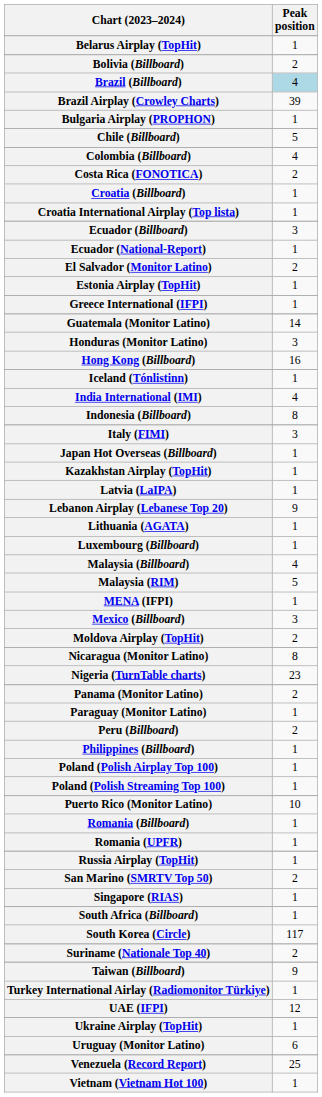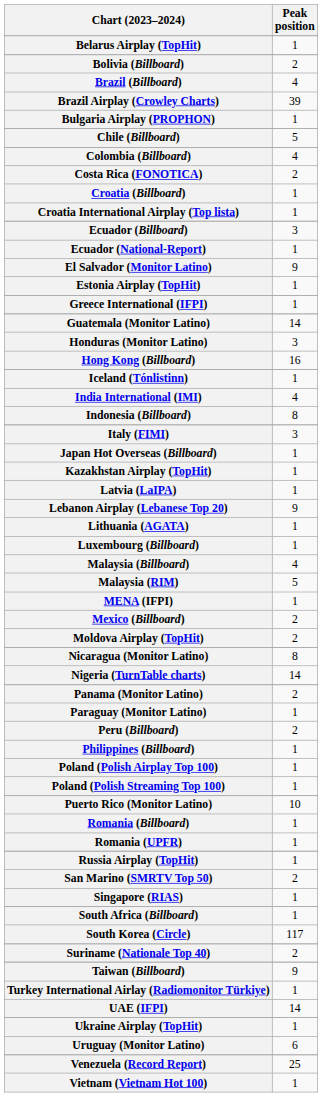(295, 82) lightblue background -> (295, 82) no background
(295, 267) 2 -> (295, 267) 9
(295, 619) 3 -> (295, 619) 2
(295, 675) 23 -> (295, 675) 14
(295, 1008) 12 -> (295, 1008) 14
